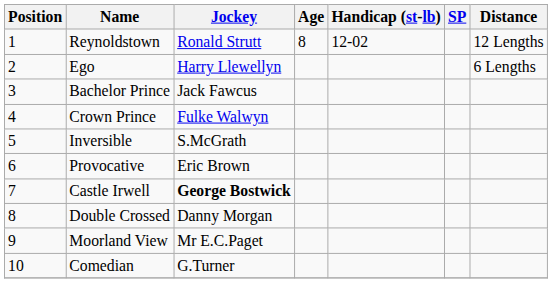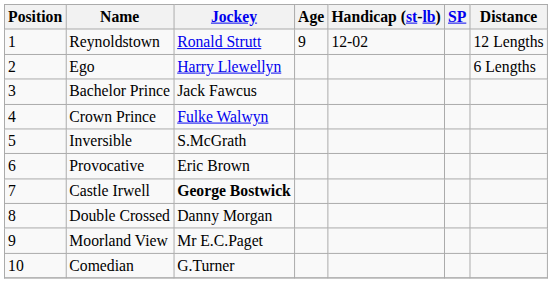(302, 41) 8 -> (302, 41) 9
